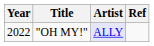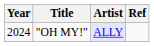(19, 32) 2022 -> (19, 32) 2024
